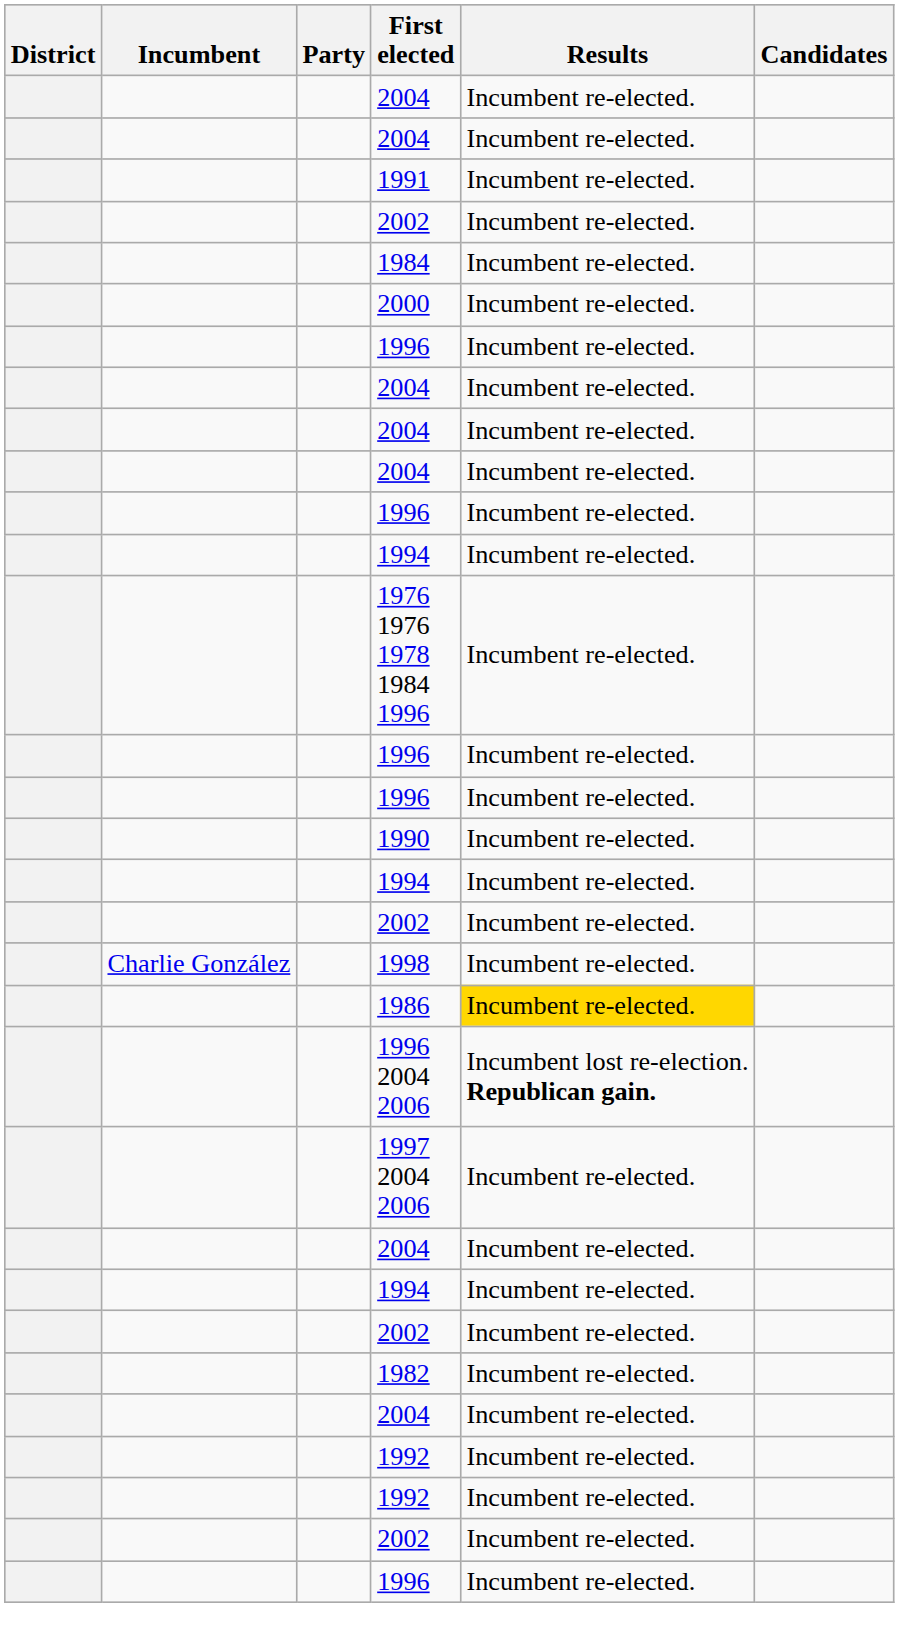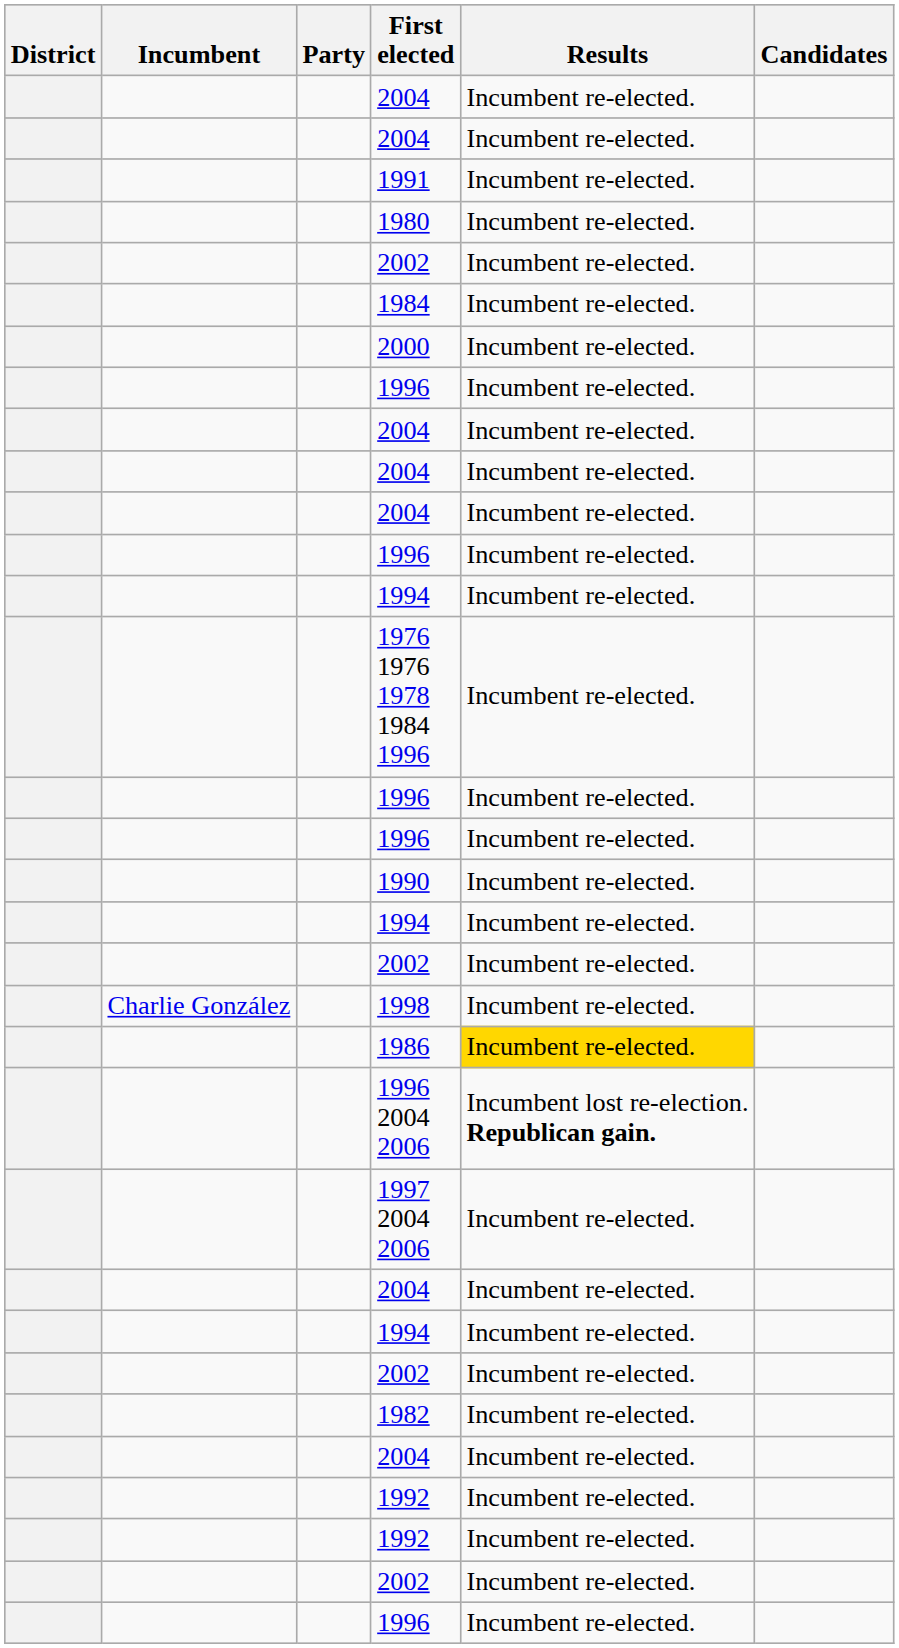+ row: (199, 222)
